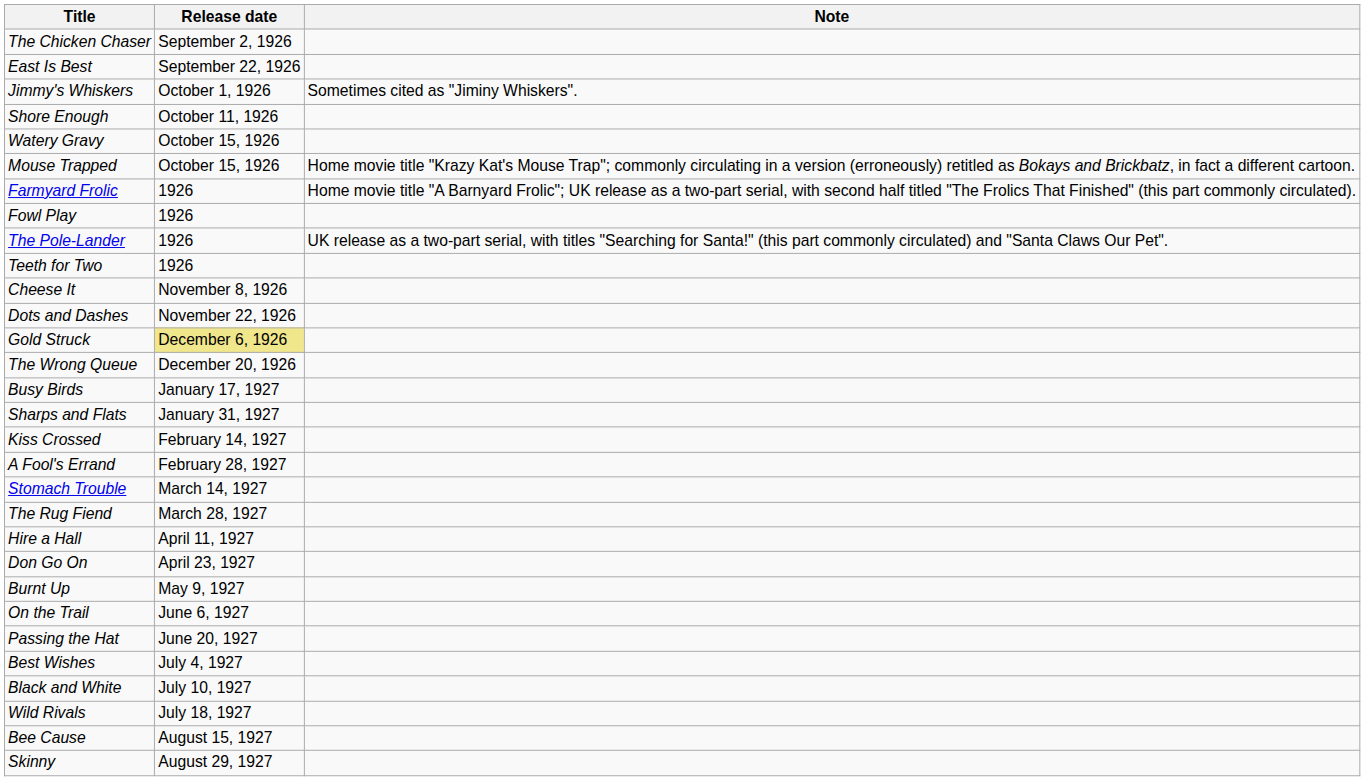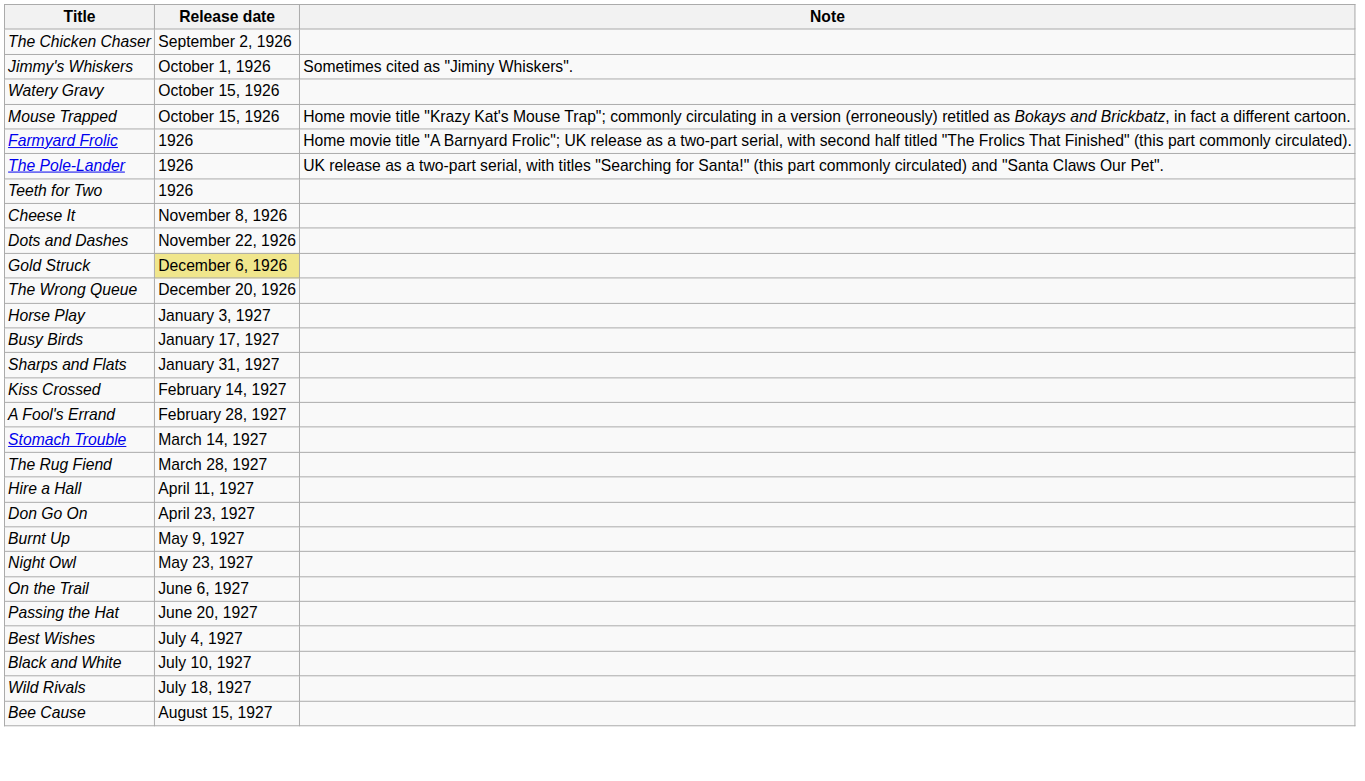- row: (50, 66)
- row: (58, 116)
- row: (42, 215)
+ row: (46, 315)
+ row: (42, 564)
- row: (32, 762)
